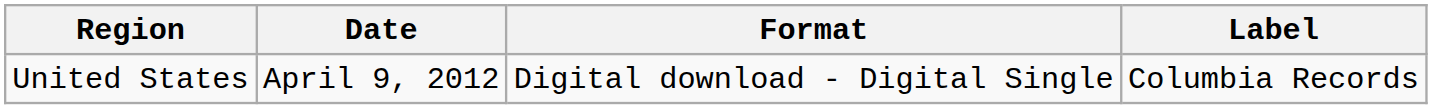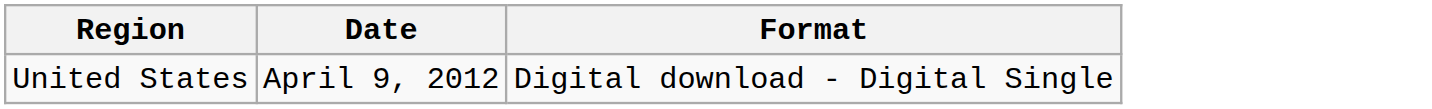- column: (1274, 30)
